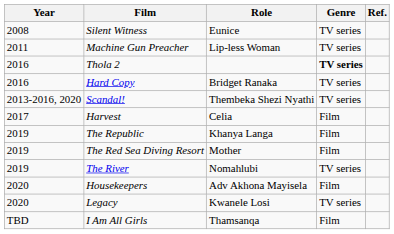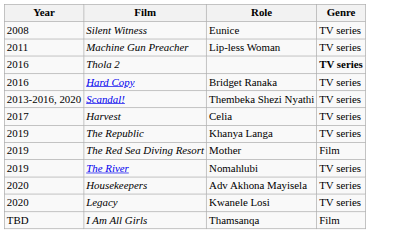- column: (377, 13)
(330, 116) Film -> (340, 116) TV series
(330, 133) Film -> (340, 133) TV series
(330, 185) Film -> (340, 185) TV series
